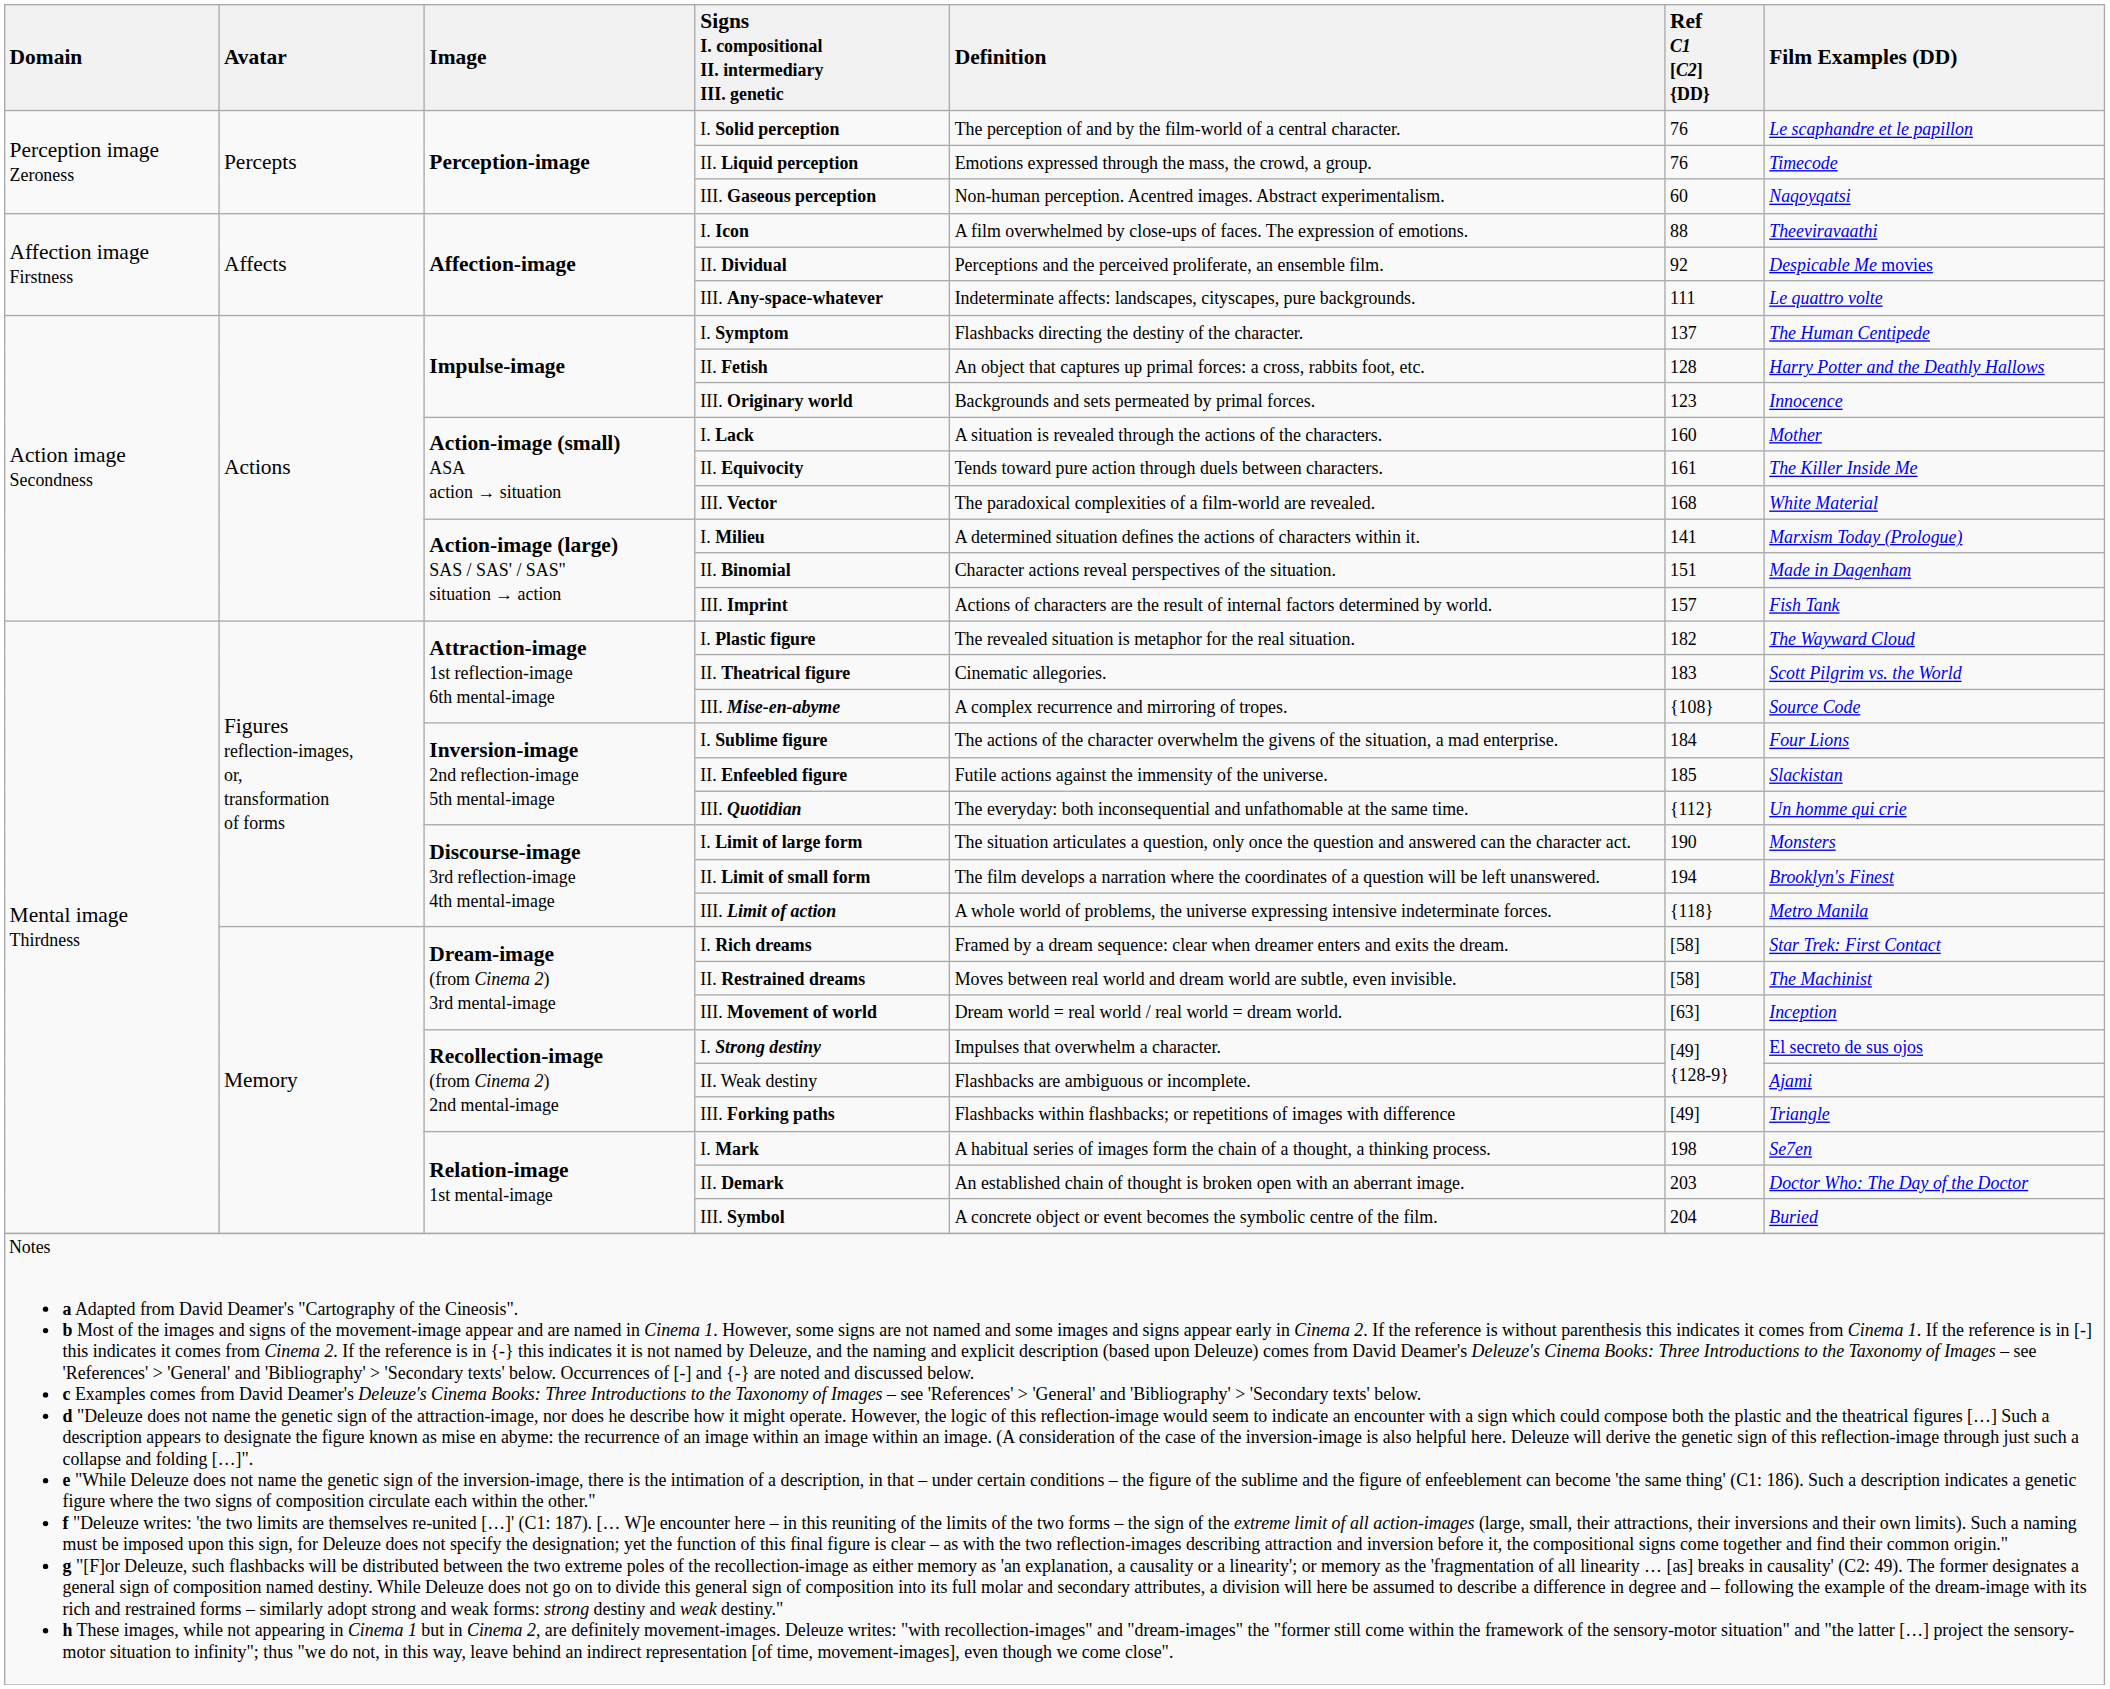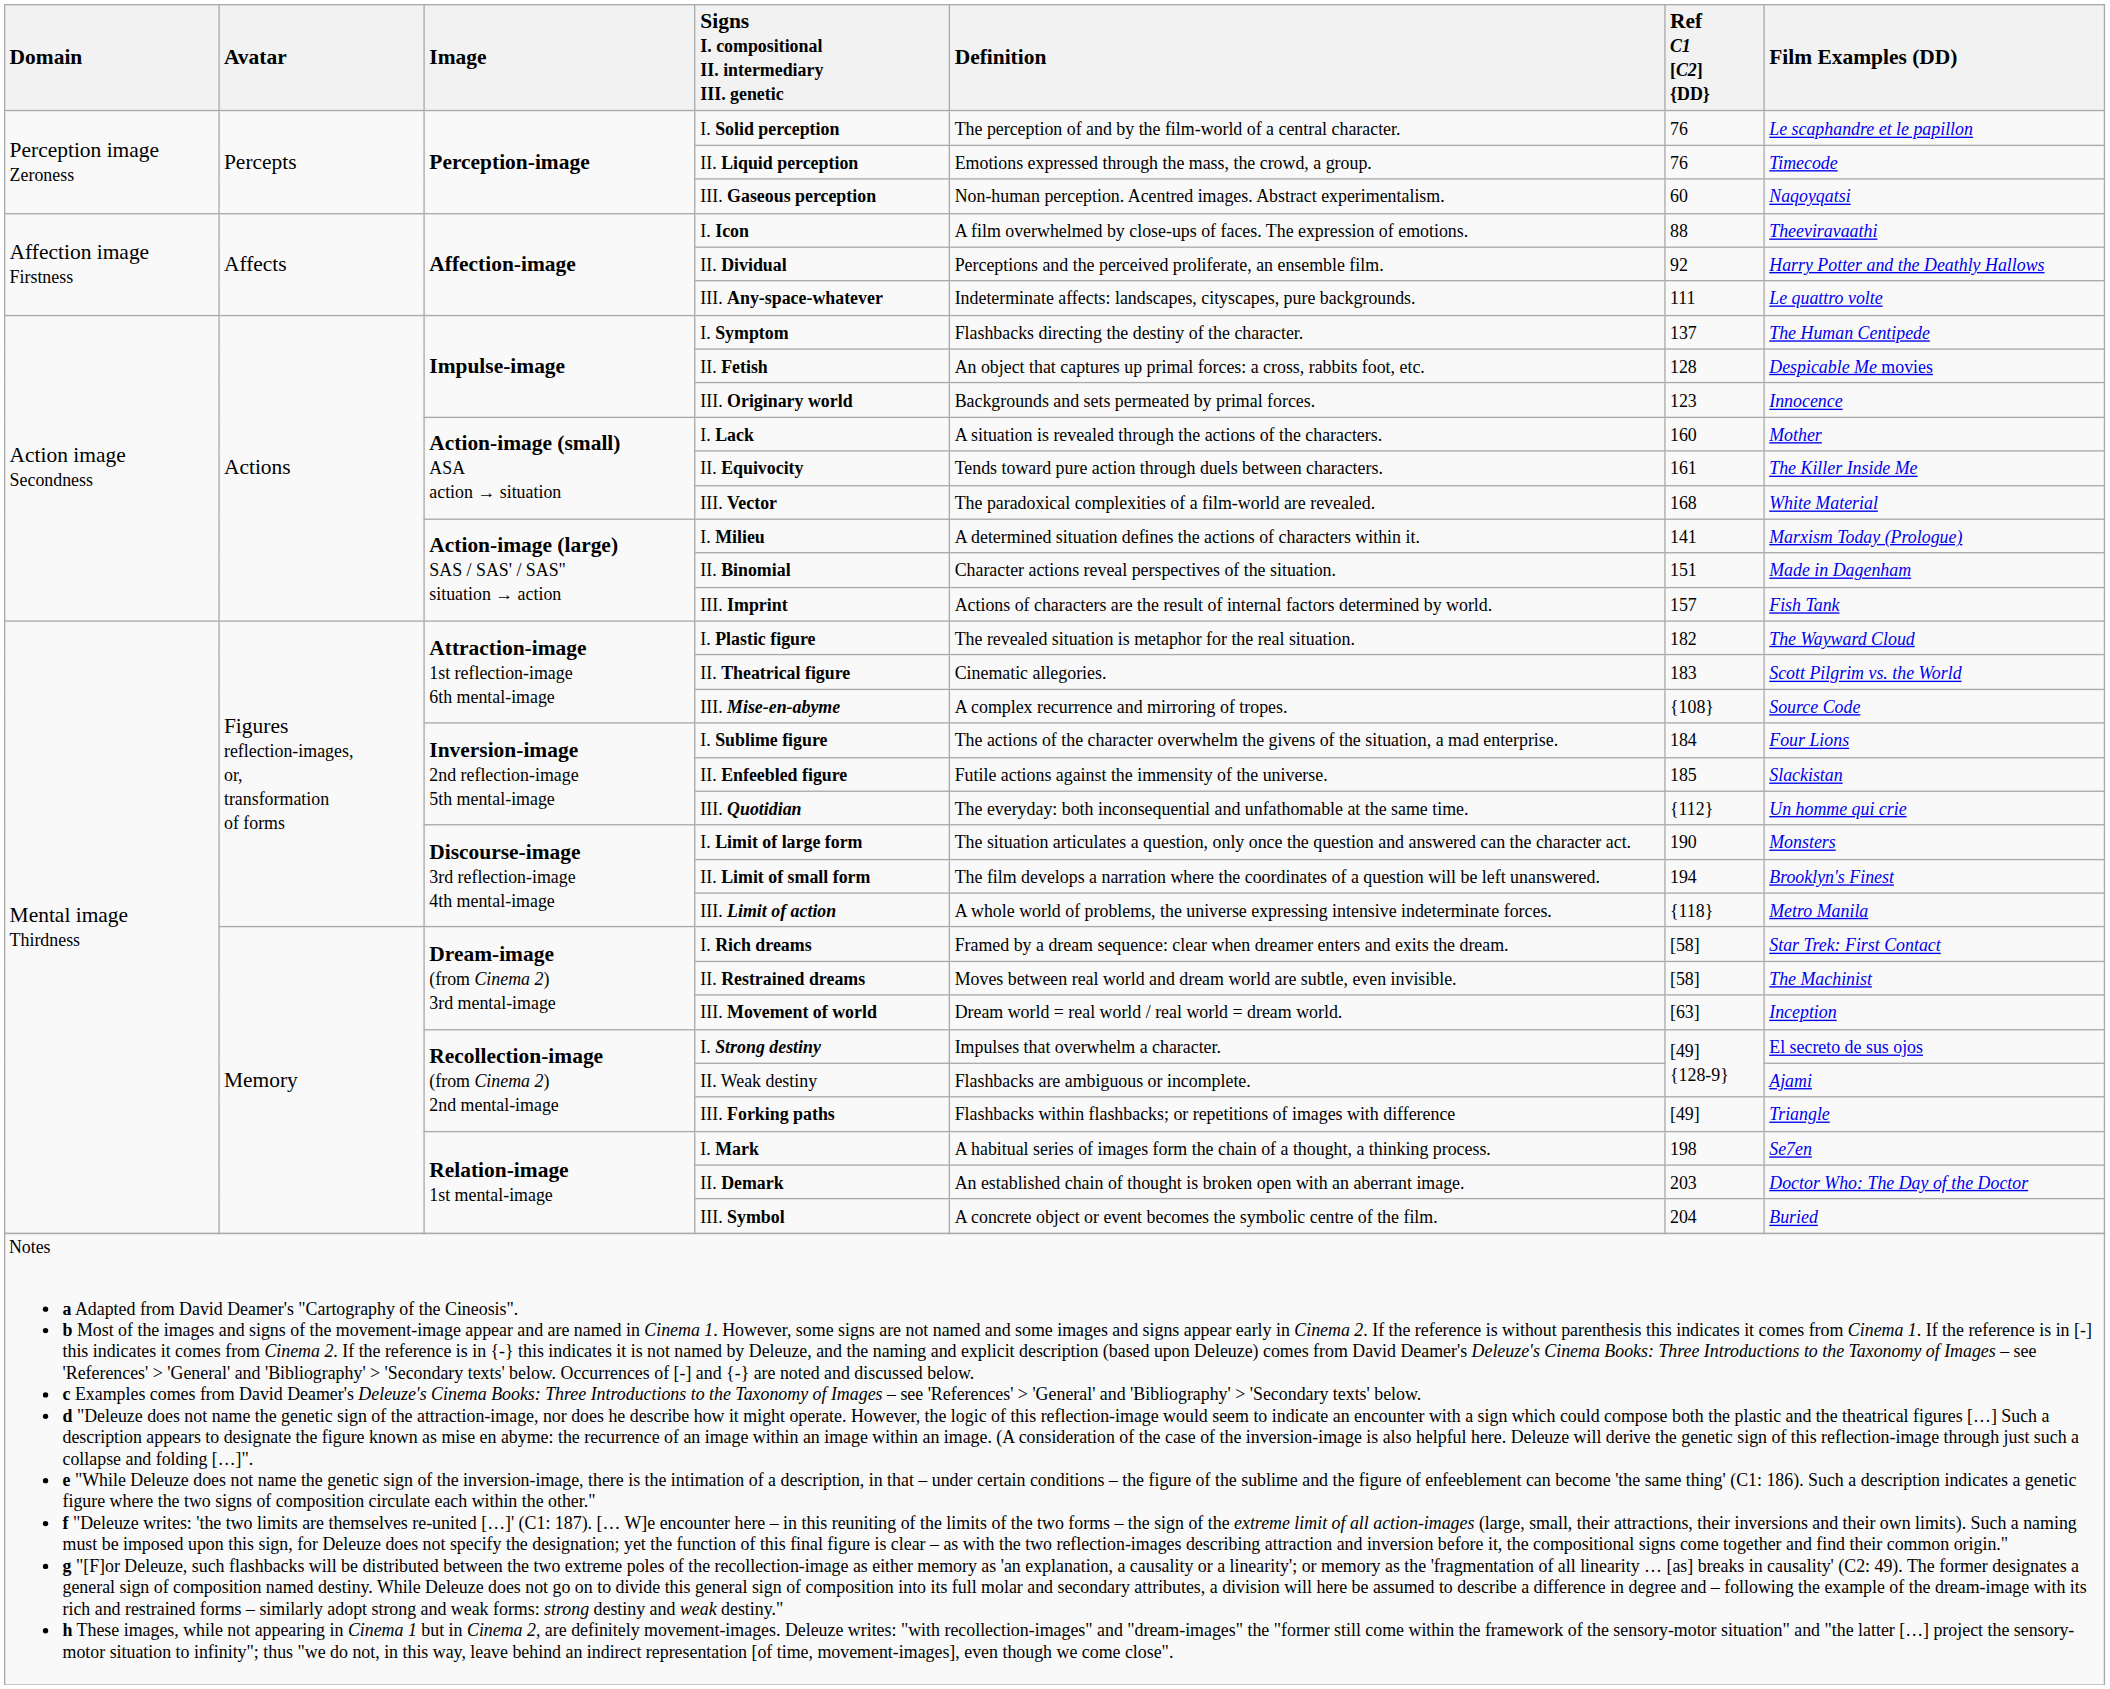(1851, 265) Despicable Me movies -> (1907, 265) Harry Potter and the Deathly Hallows
(1907, 367) Harry Potter and the Deathly Hallows -> (1851, 367) Despicable Me movies
